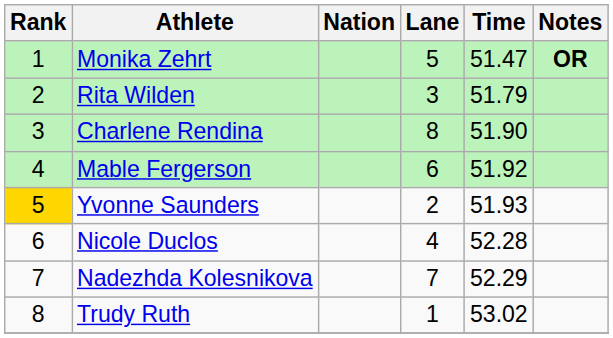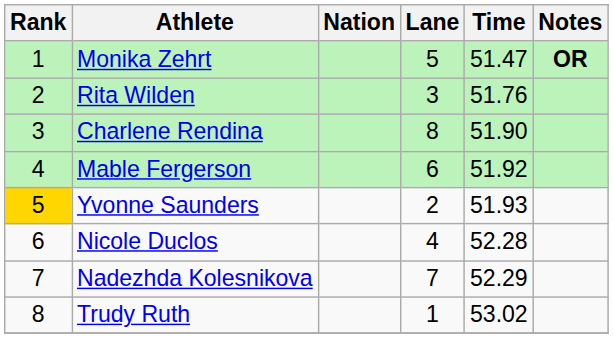(499, 95) 51.79 -> (499, 95) 51.76
